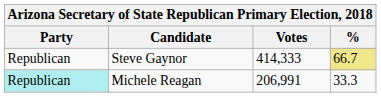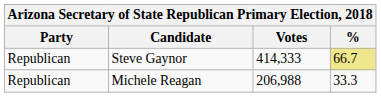(39, 80) paleturquoise background -> (39, 80) no background
(279, 80) 206,991 -> (279, 80) 206,988
